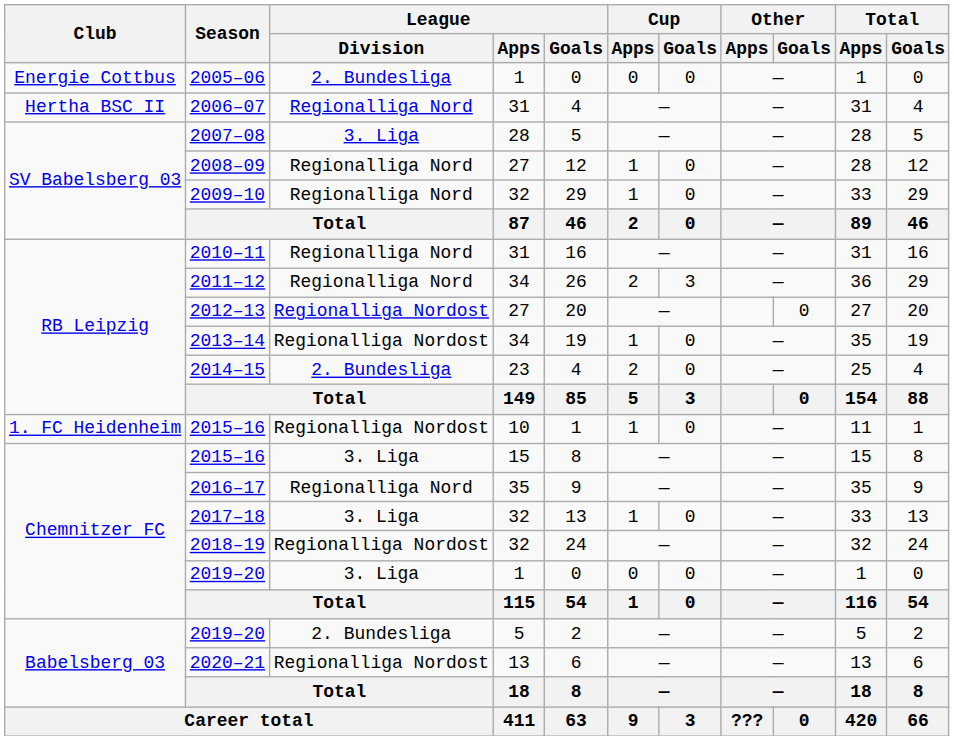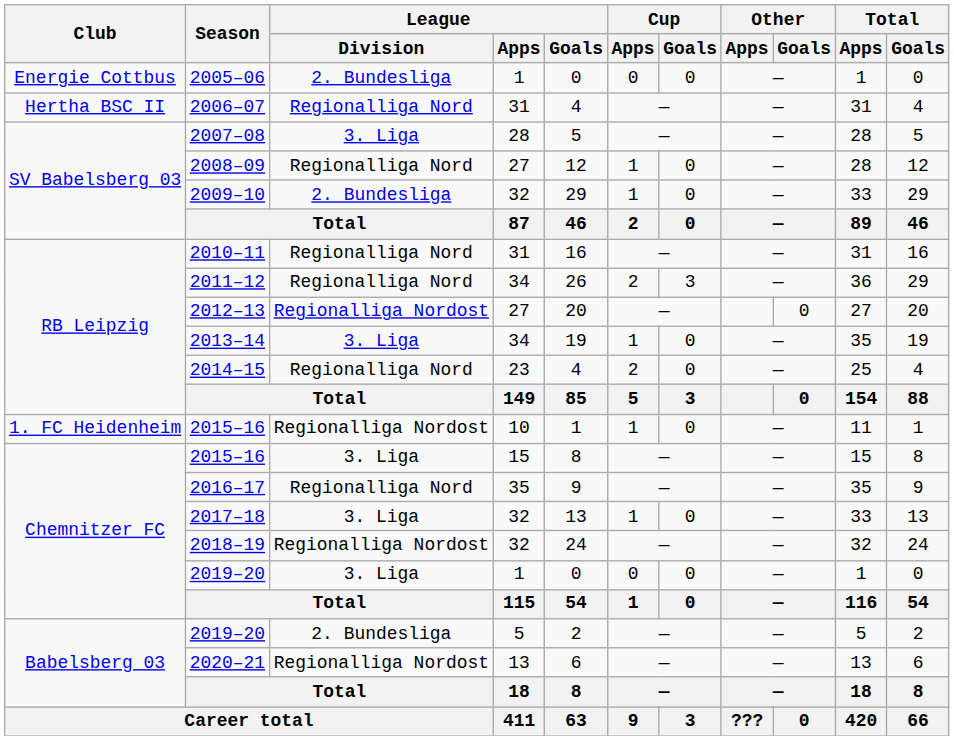(381, 195) Regionalliga Nord -> (381, 195) 2. Bundesliga
(381, 341) Regionalliga Nordost -> (381, 341) 3. Liga
(381, 370) 2. Bundesliga -> (381, 370) Regionalliga Nord
